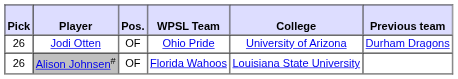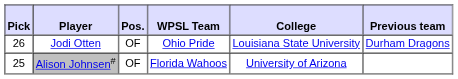(296, 44) University of Arizona -> (296, 44) Louisiana State University
(19, 63) 26 -> (19, 63) 25
(296, 63) Louisiana State University -> (296, 63) University of Arizona
